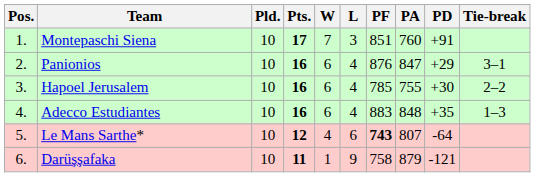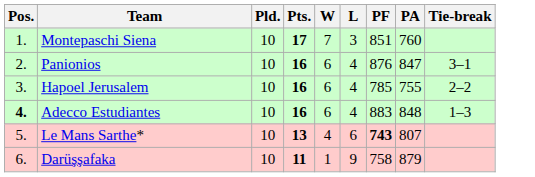- column: (442, 16)
(21, 111) normal -> (21, 111) bold
(299, 135) 12 -> (299, 135) 13
